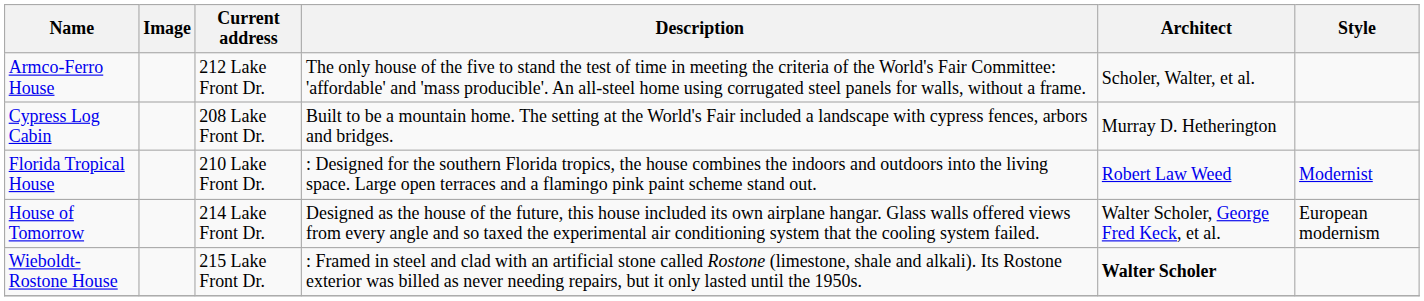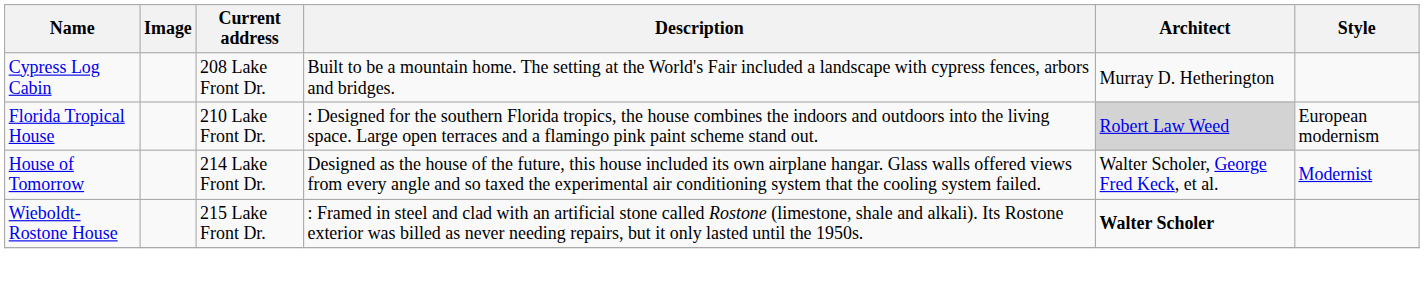- row: (56, 77)
(1167, 174) no background -> (1164, 125) lightgrey background
(1336, 174) Modernist -> (1339, 125) European modernism
(1339, 223) European modernism -> (1335, 174) Modernist
